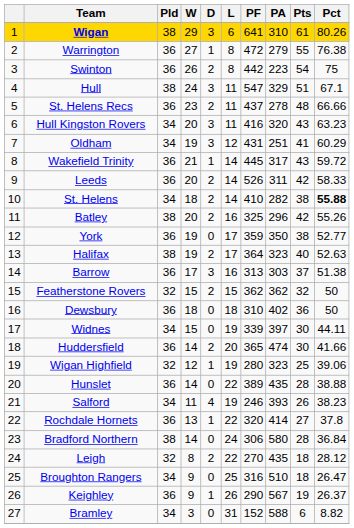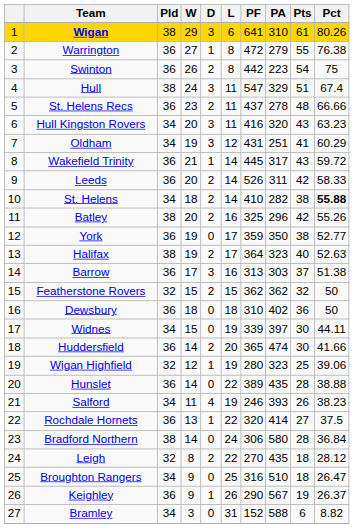(332, 87) 67.1 -> (332, 87) 67.4
(332, 421) 37.8 -> (332, 421) 37.5
